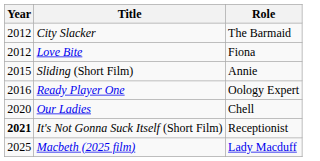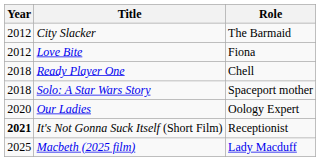- row: (85, 71)
(19, 90) 2016 -> (19, 71) 2018
(264, 90) Oology Expert -> (241, 71) Chell
+ row: (94, 90)
(241, 109) Chell -> (264, 109) Oology Expert
